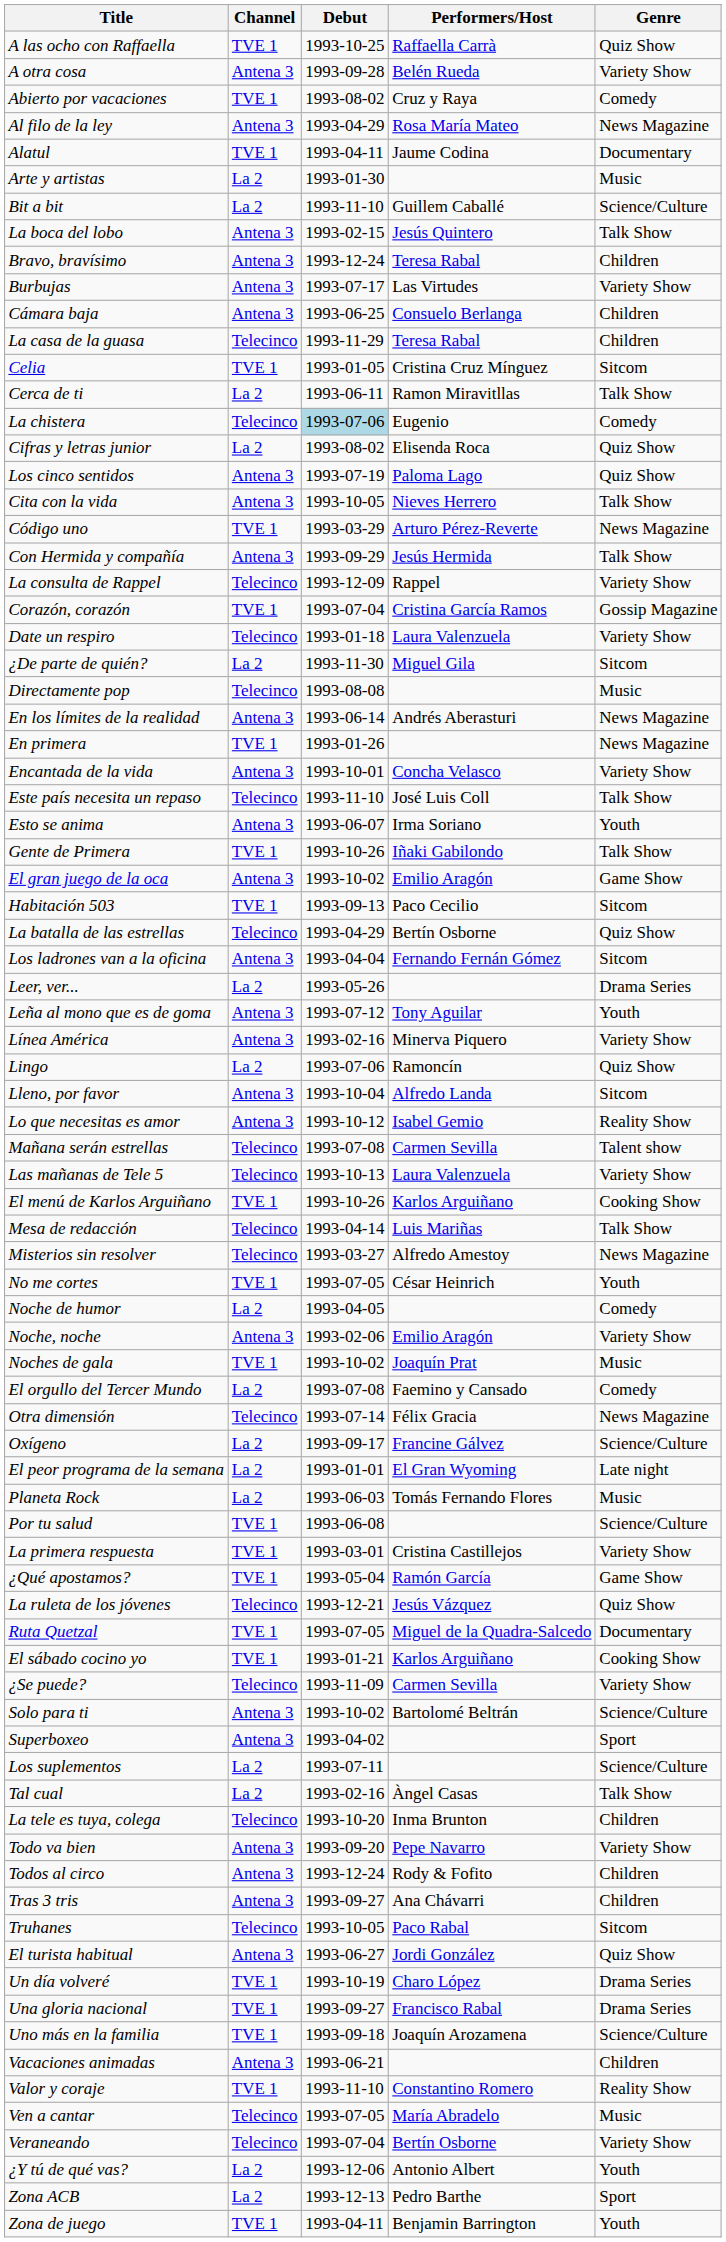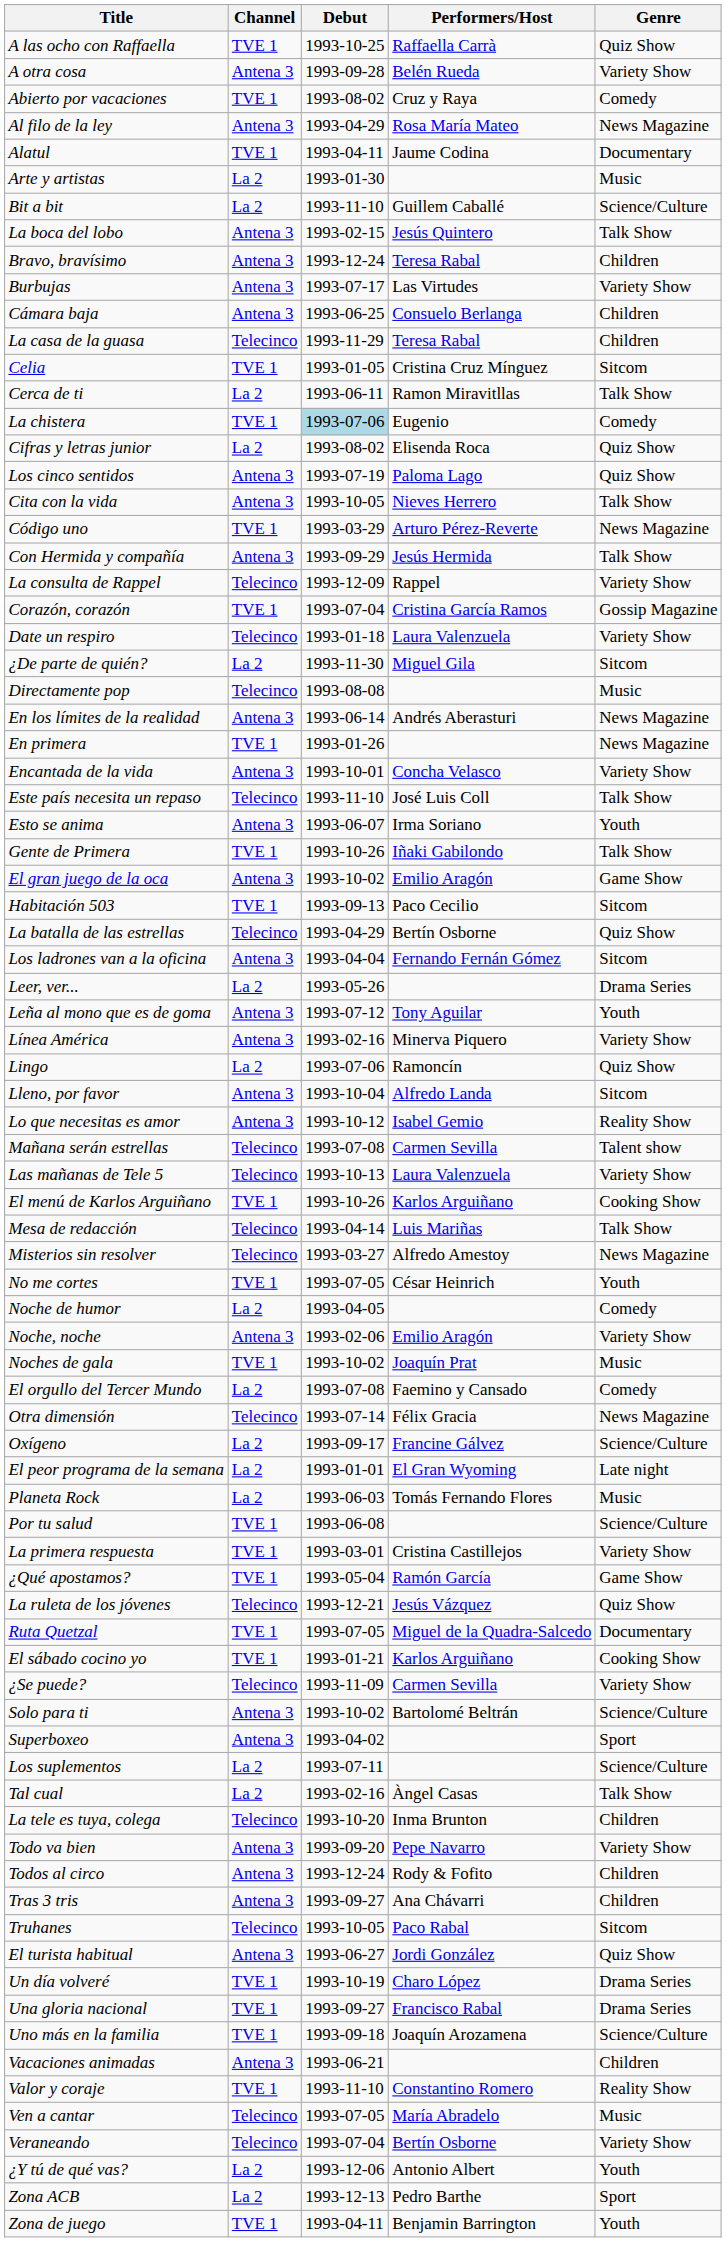(265, 421) Telecinco -> (255, 421) TVE 1
